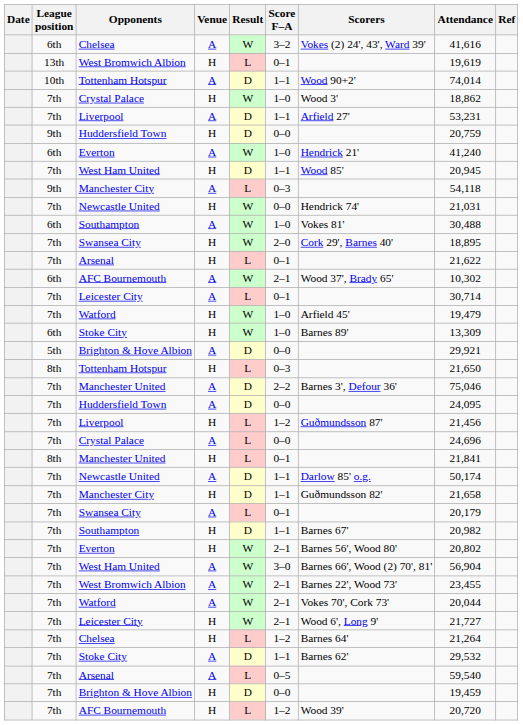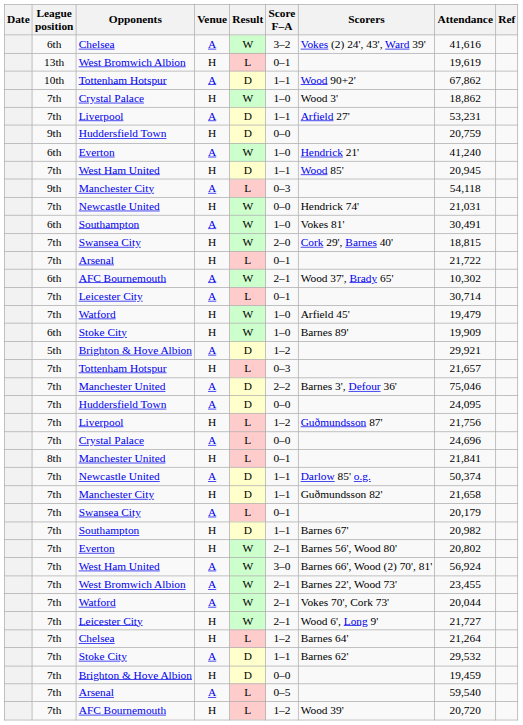(465, 80) 74,014 -> (465, 80) 67,862
(465, 224) 30,488 -> (465, 224) 30,491
(465, 242) 18,895 -> (465, 242) 18,815
(465, 260) 21,622 -> (465, 260) 21,722
(465, 332) 13,309 -> (465, 332) 19,909
(282, 350) 0–0 -> (282, 350) 1–2
(54, 368) 8th -> (54, 368) 7th
(465, 368) 21,650 -> (465, 368) 21,657
(465, 422) 21,456 -> (465, 422) 21,756
(465, 476) 50,174 -> (465, 476) 50,374
(465, 566) 56,904 -> (465, 566) 56,924
rows swapped: (135, 692) <-> (96, 674)
